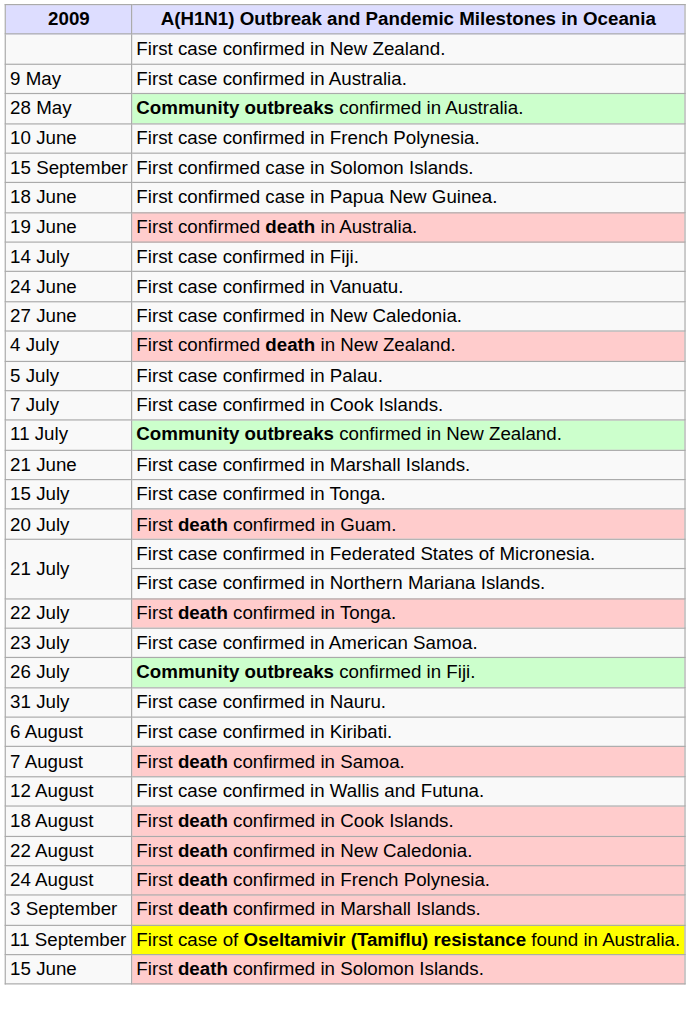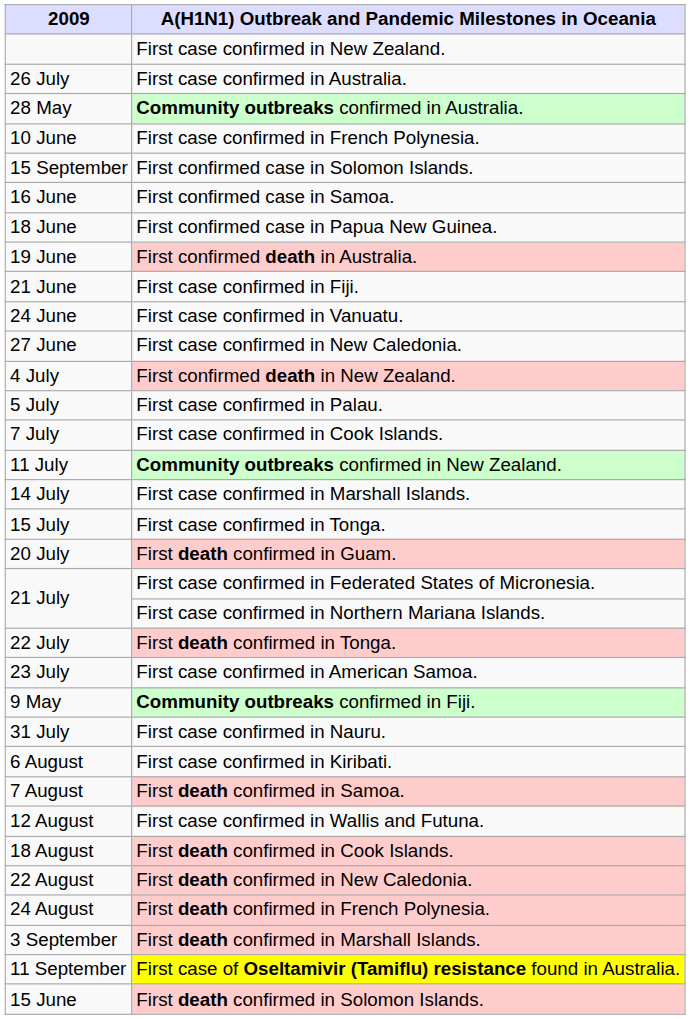(36, 78) 9 May -> (40, 78) 26 July
+ row: (265, 197)
(40, 256) 14 July -> (43, 286) 21 June
(43, 464) 21 June -> (40, 494) 14 July
(40, 672) 26 July -> (36, 702) 9 May
